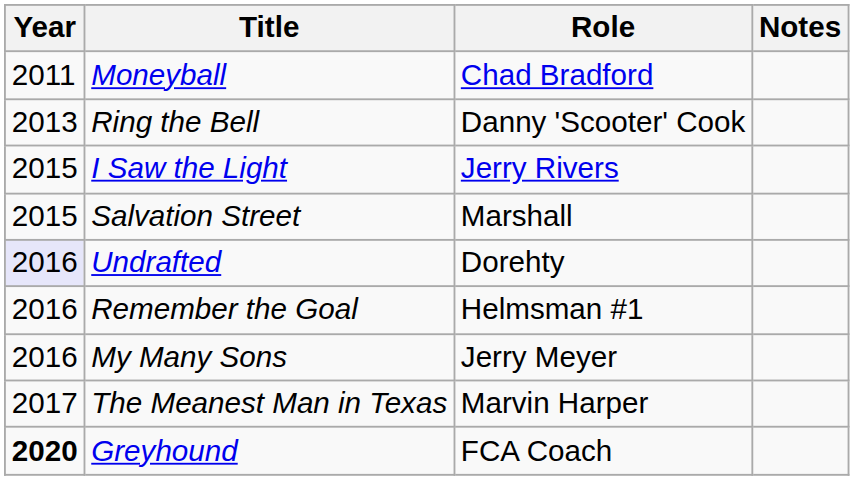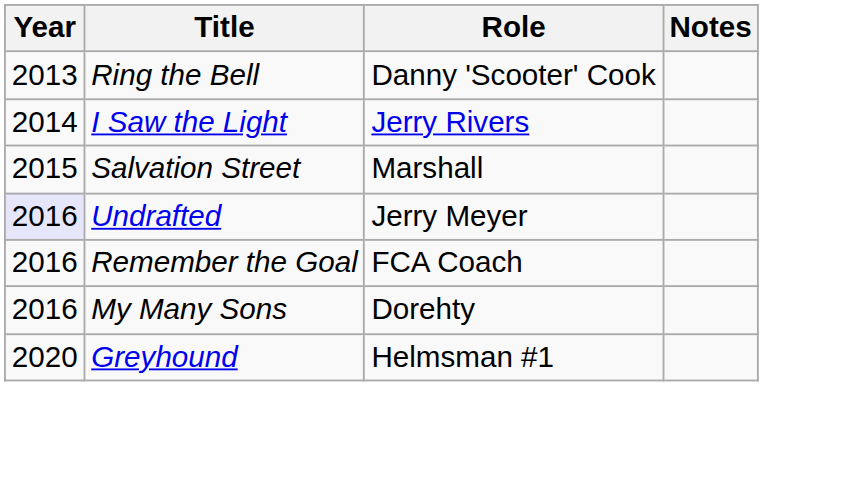- row: (159, 74)
(45, 168) 2015 -> (45, 121) 2014
(513, 262) Dorehty -> (450, 215) Jerry Meyer
(552, 309) Helmsman #1 -> (447, 262) FCA Coach
(539, 356) Jerry Meyer -> (423, 309) Dorehty
- row: (269, 403)
(45, 450) bold -> (45, 356) normal
(537, 450) FCA Coach -> (463, 356) Helmsman #1
